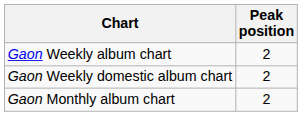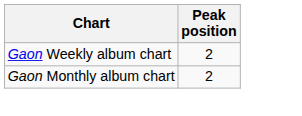- row: (120, 76)
